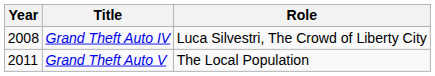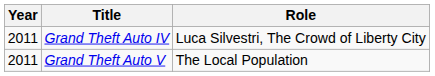(23, 37) 2008 -> (23, 37) 2011
